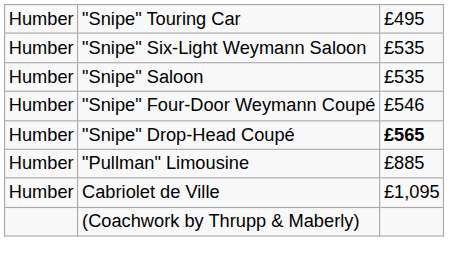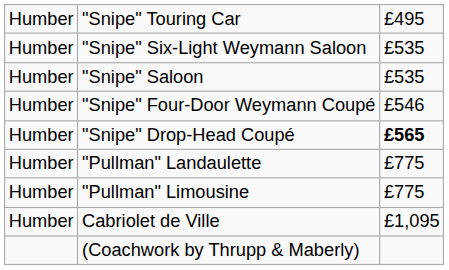+ row: (172, 163)
(404, 163) £885 -> (404, 192) £775
